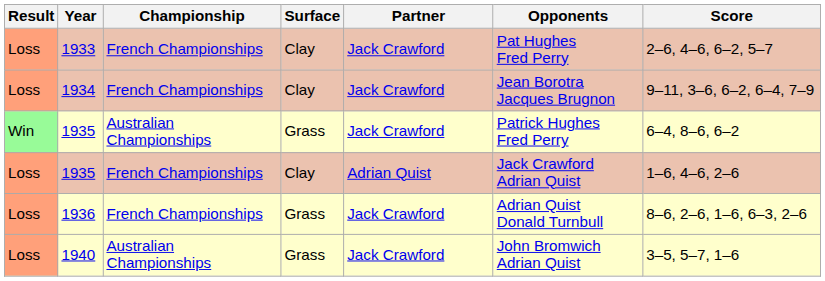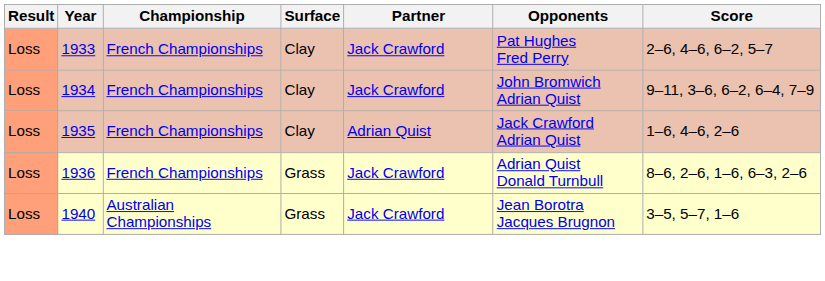(556, 90) Jean Borotra Jacques Brugnon -> (549, 90) John Bromwich Adrian Quist
- row: (21, 131)
(549, 255) John Bromwich Adrian Quist -> (556, 214) Jean Borotra Jacques Brugnon
